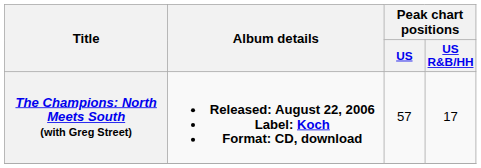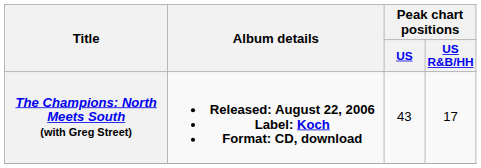(404, 117) 57 -> (404, 117) 43
